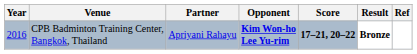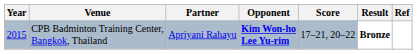(17, 35) 2016 -> (17, 35) 2015
(328, 35) bold -> (328, 35) normal
